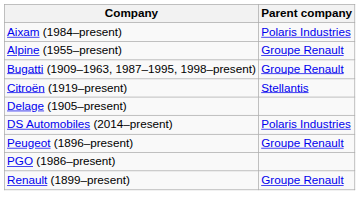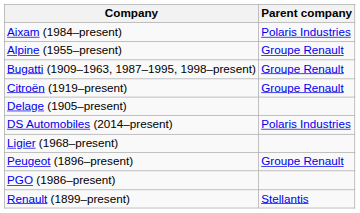(285, 87) Stellantis -> (302, 87) Groupe Renault
+ row: (63, 143)
(302, 180) Groupe Renault -> (285, 198) Stellantis
